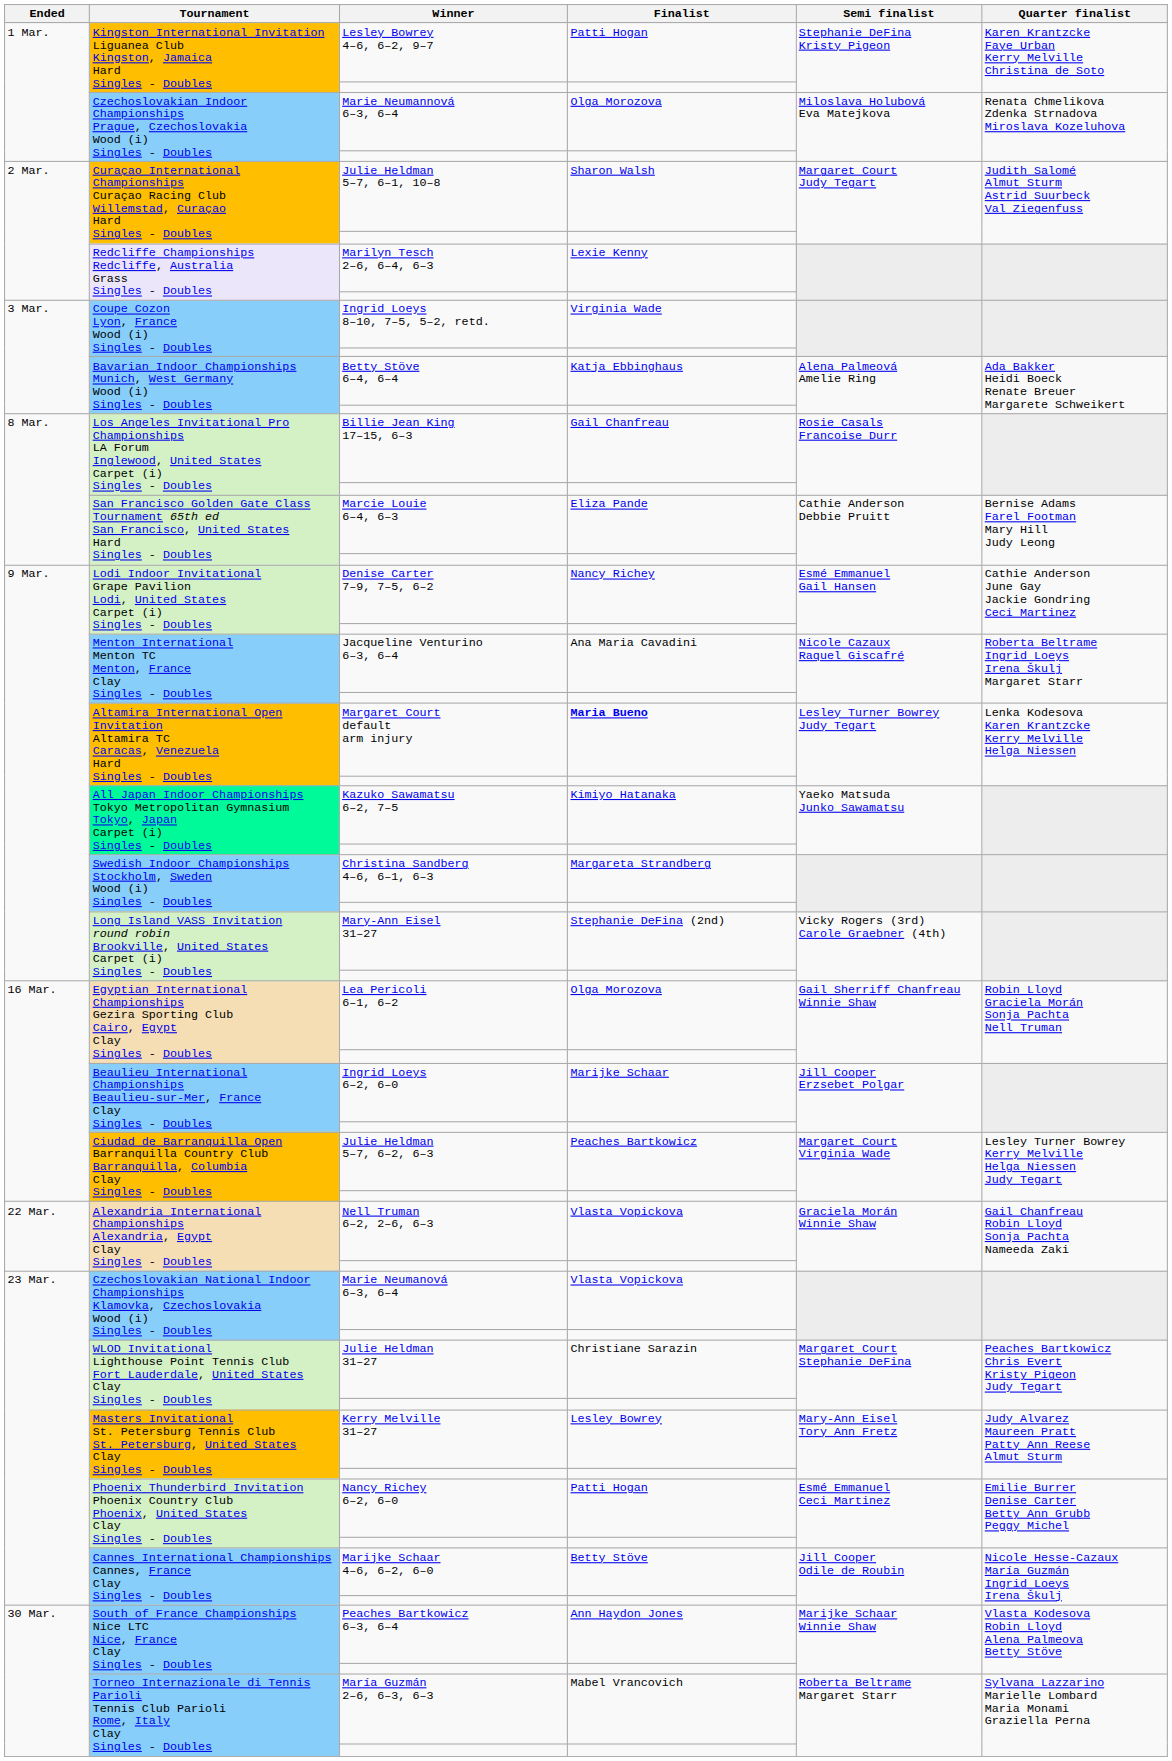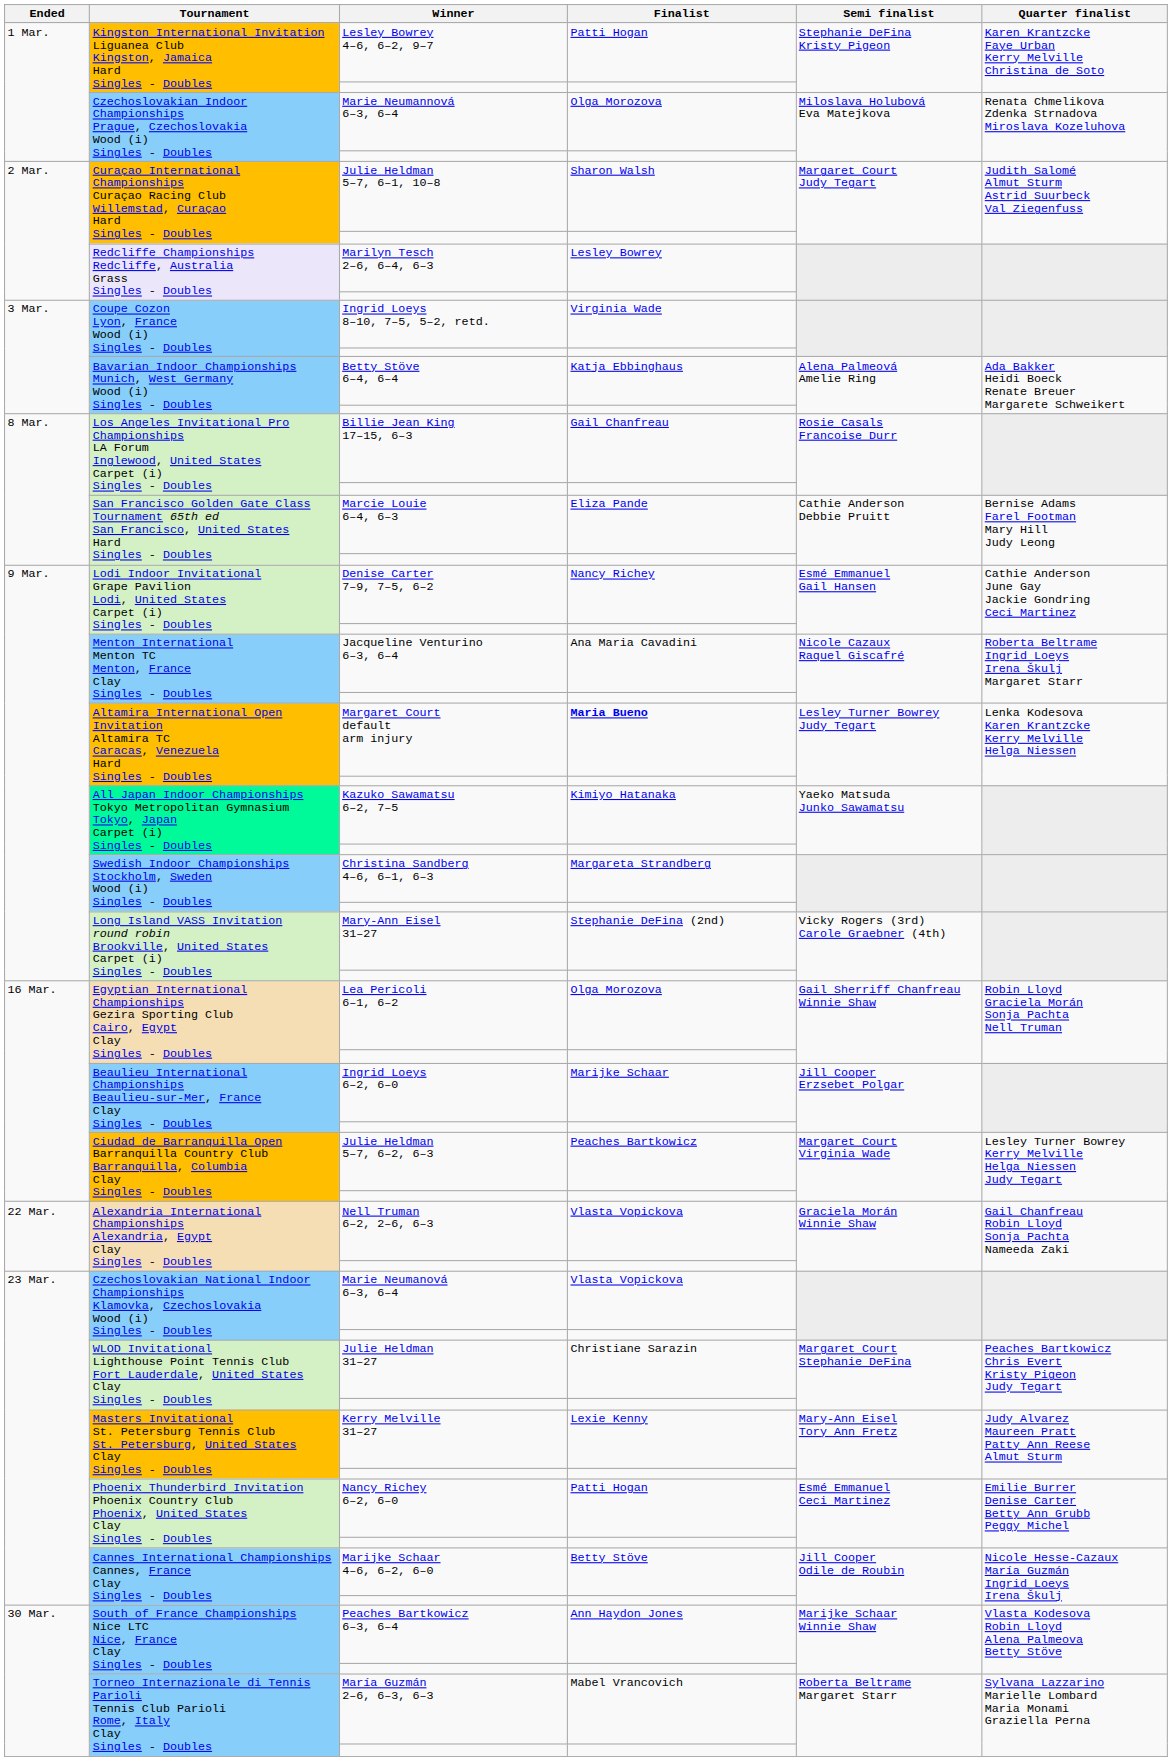(609, 253) Lexie Kenny -> (616, 253) Lesley Bowrey
(616, 1419) Lesley Bowrey -> (609, 1419) Lexie Kenny
